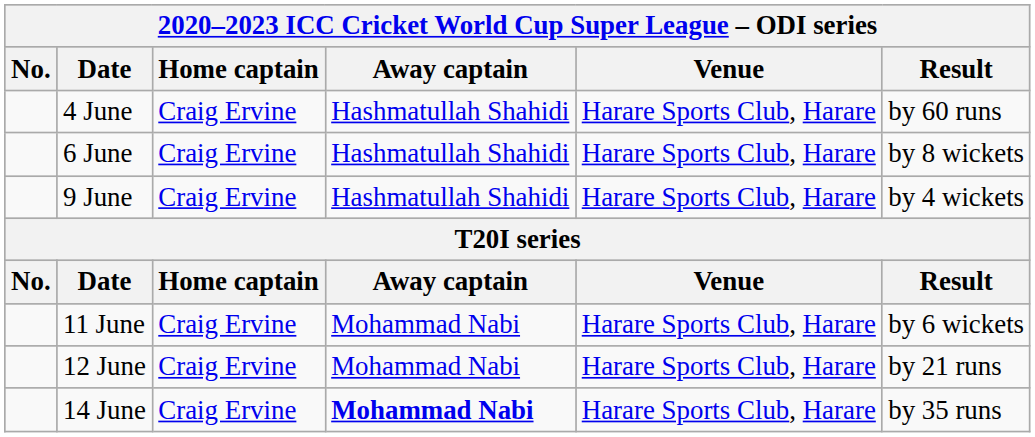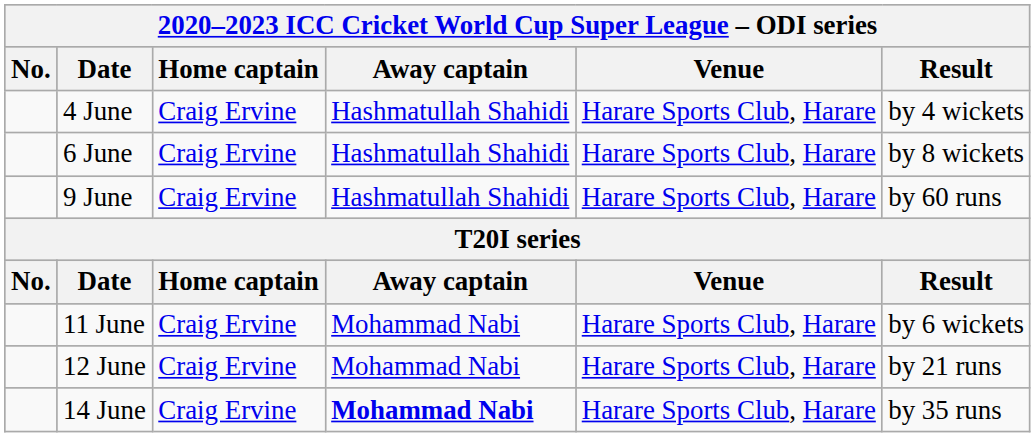(945, 111) by 60 runs -> (956, 111) by 4 wickets
(956, 196) by 4 wickets -> (945, 196) by 60 runs
